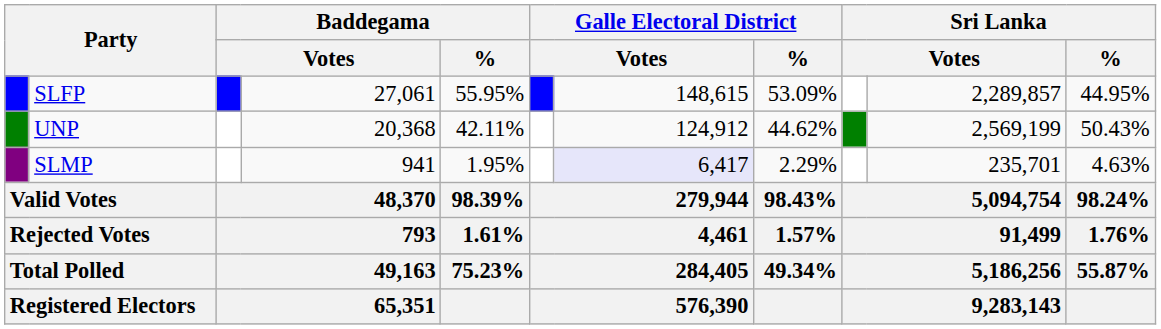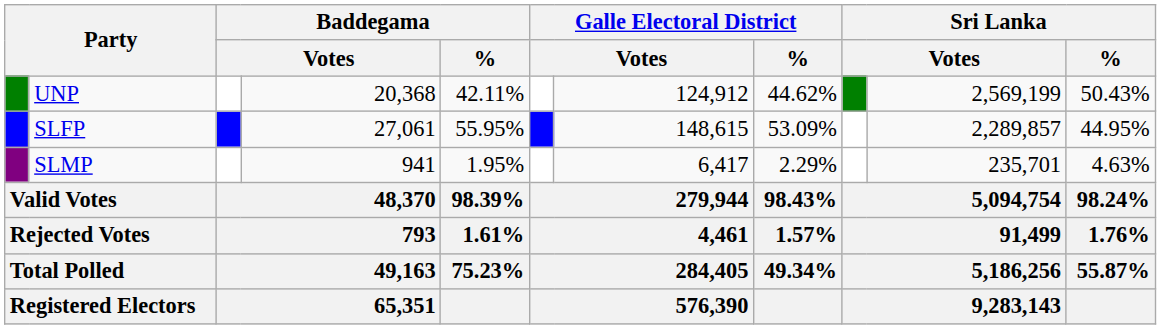rows swapped: (60, 93) <-> (57, 128)
(723, 164) lavender background -> (723, 164) no background
